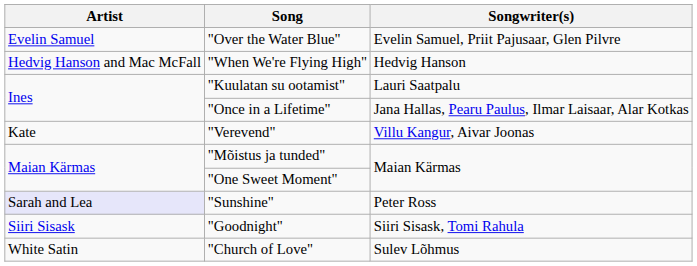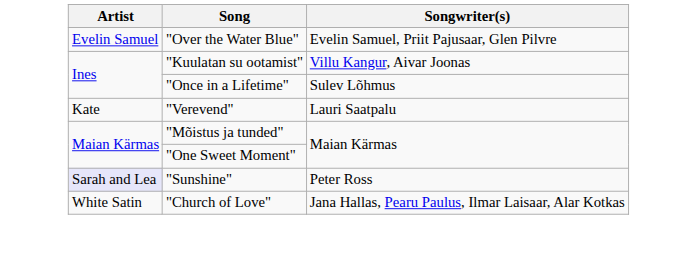- row: (287, 62)
(417, 86) Lauri Saatpalu -> (390, 62) Villu Kangur, Aivar Joonas
(531, 109) Jana Hallas, Pearu Paulus, Ilmar Laisaar, Alar Kotkas -> (353, 86) Sulev Lõhmus
(454, 132) Villu Kangur, Aivar Joonas -> (353, 109) Lauri Saatpalu
- row: (245, 226)
(417, 249) Sulev Lõhmus -> (467, 202) Jana Hallas, Pearu Paulus, Ilmar Laisaar, Alar Kotkas
